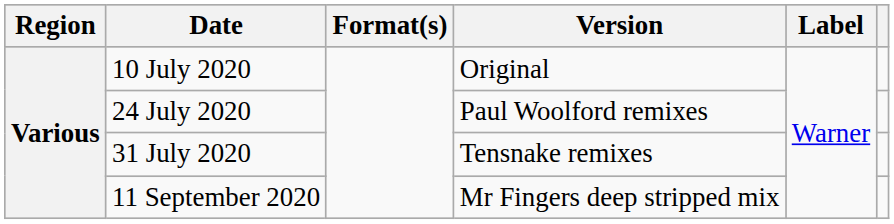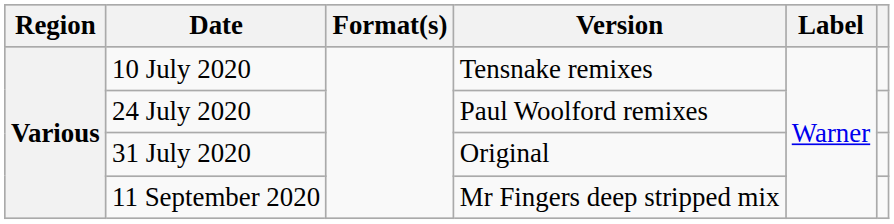(505, 68) Original -> (556, 68) Tensnake remixes
(556, 153) Tensnake remixes -> (505, 153) Original
